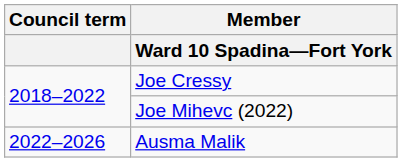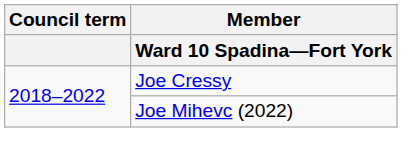- row: (190, 141)
